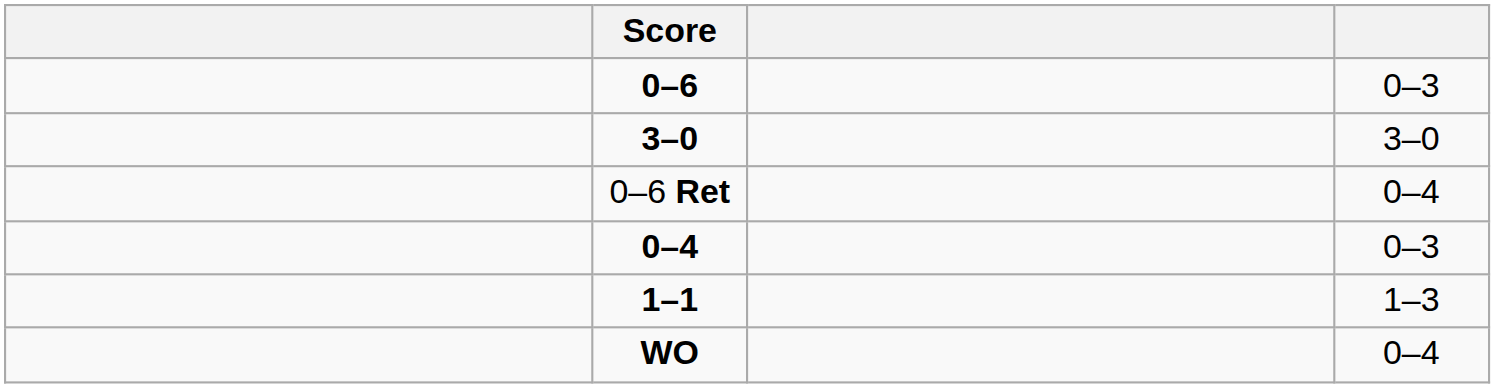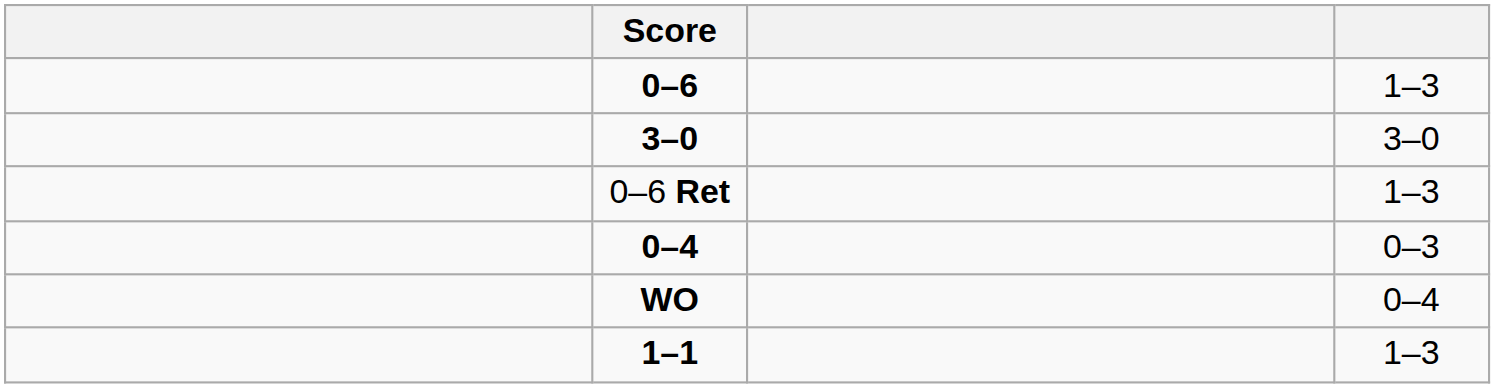(1411, 85) 0–3 -> (1411, 85) 1–3
(1411, 192) 0–4 -> (1411, 192) 1–3
rows swapped: (670, 354) <-> (670, 300)
